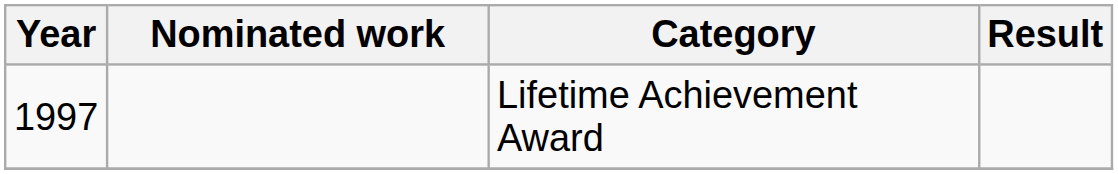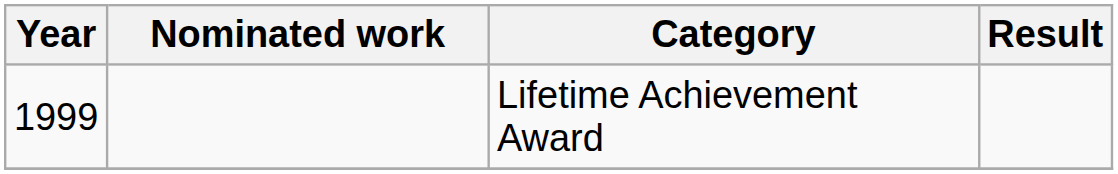(56, 116) 1997 -> (56, 116) 1999
